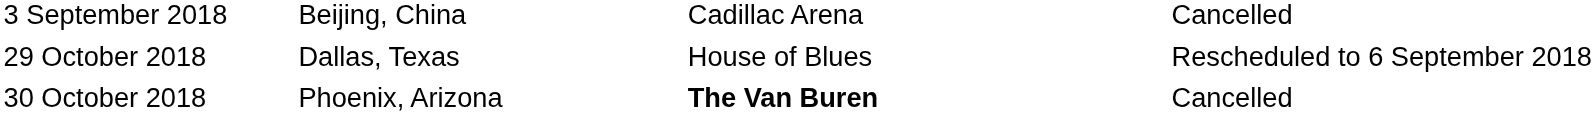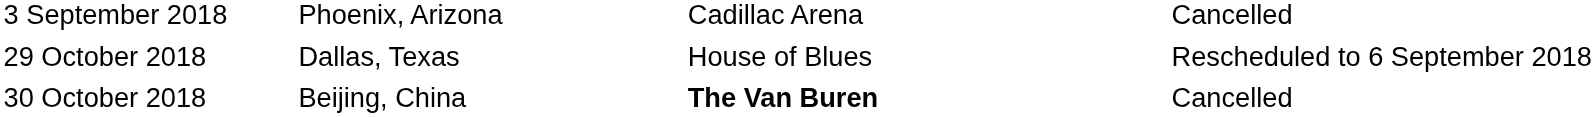(382, 15) Beijing, China -> (400, 15) Phoenix, Arizona
(400, 98) Phoenix, Arizona -> (382, 98) Beijing, China
